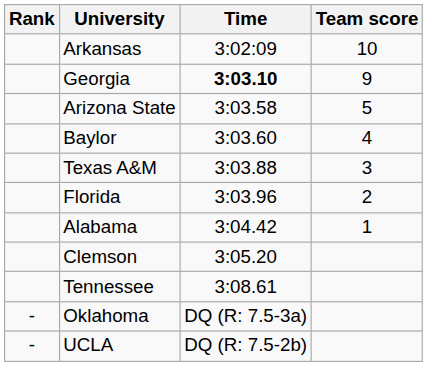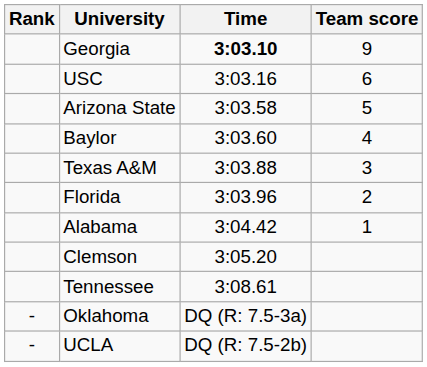- row: (102, 49)
+ row: (83, 78)
